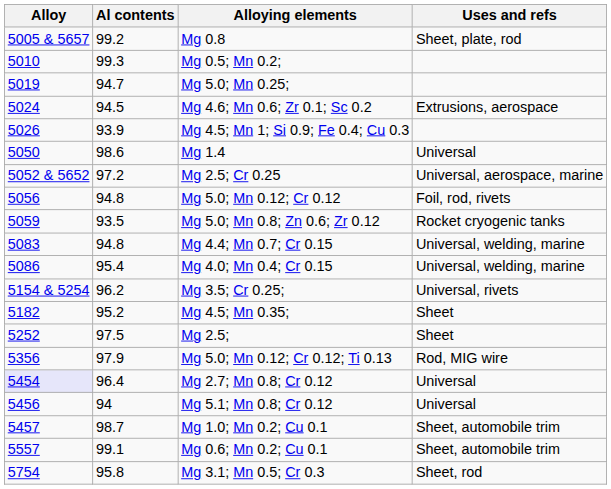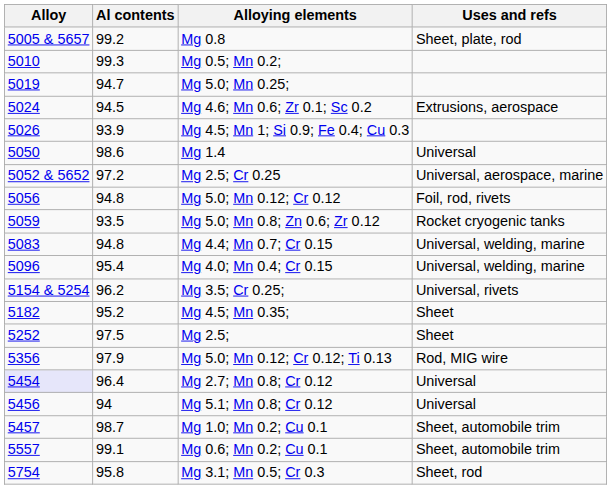(24, 267) 5086 -> (24, 267) 5096
